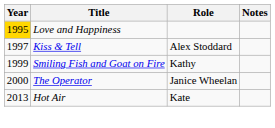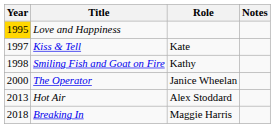(201, 47) Alex Stoddard -> (180, 47) Kate
(18, 64) 1999 -> (18, 64) 1998
(180, 98) Kate -> (201, 98) Alex Stoddard
+ row: (58, 115)
